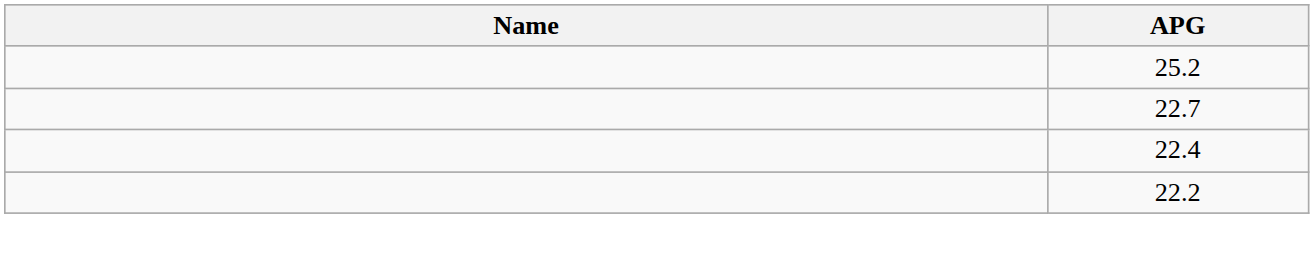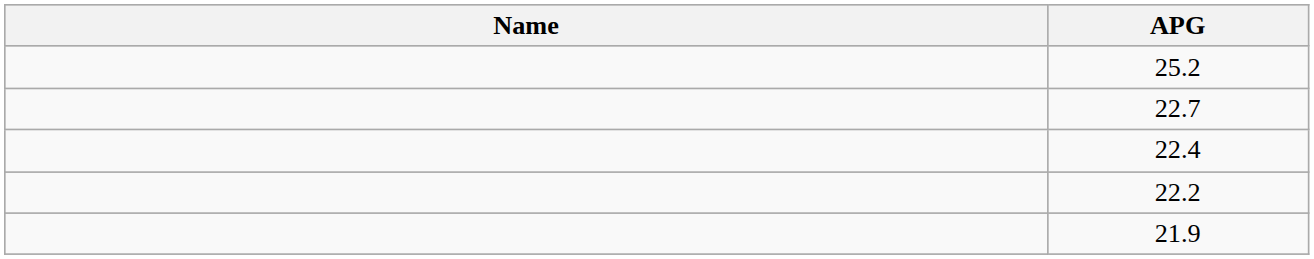+ row: (1178, 233)
